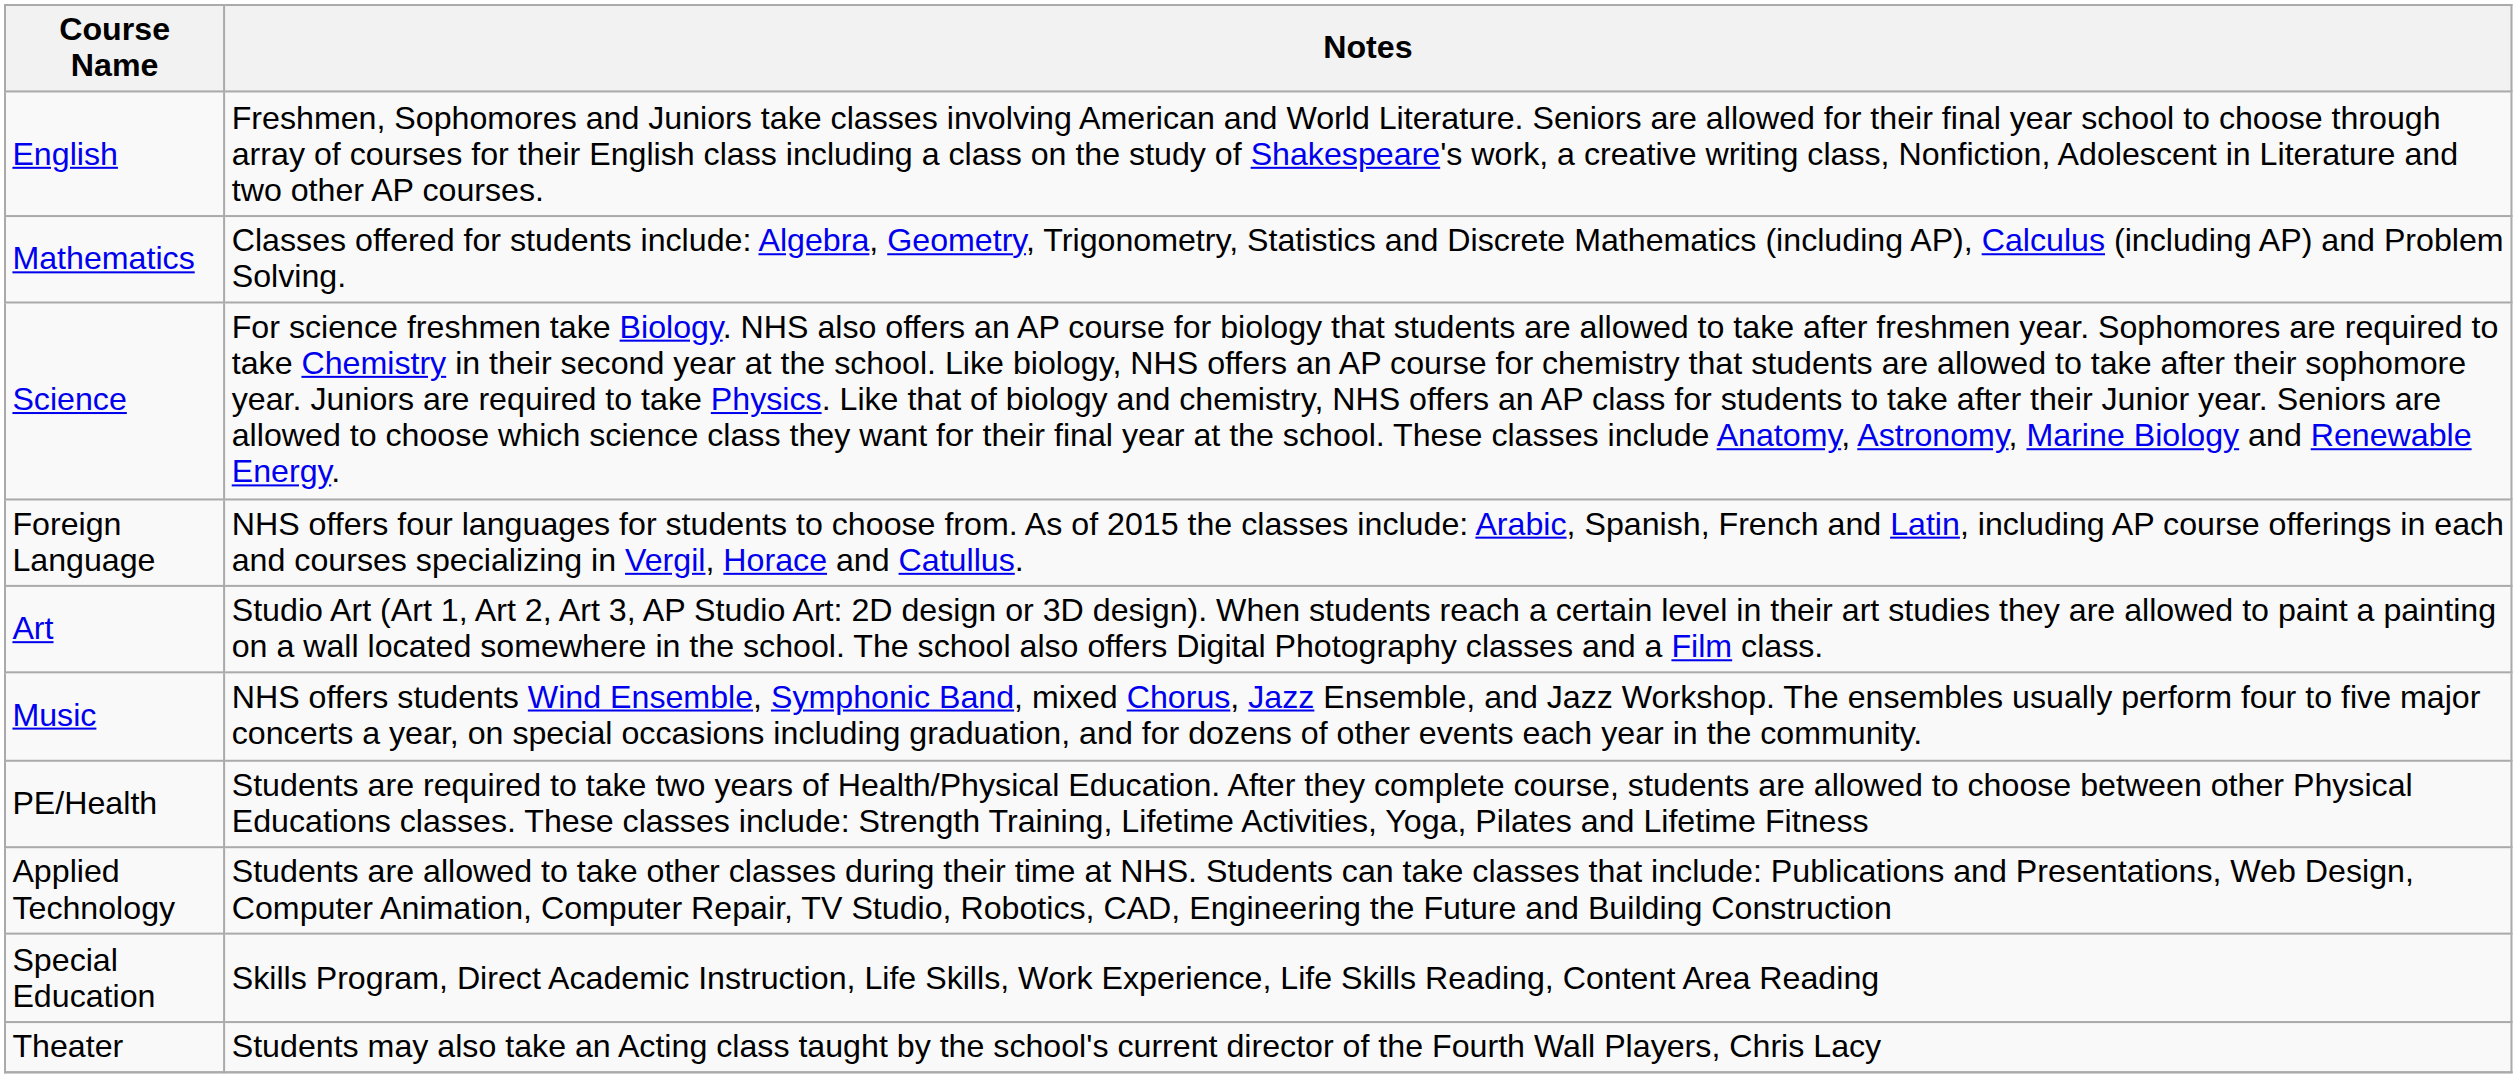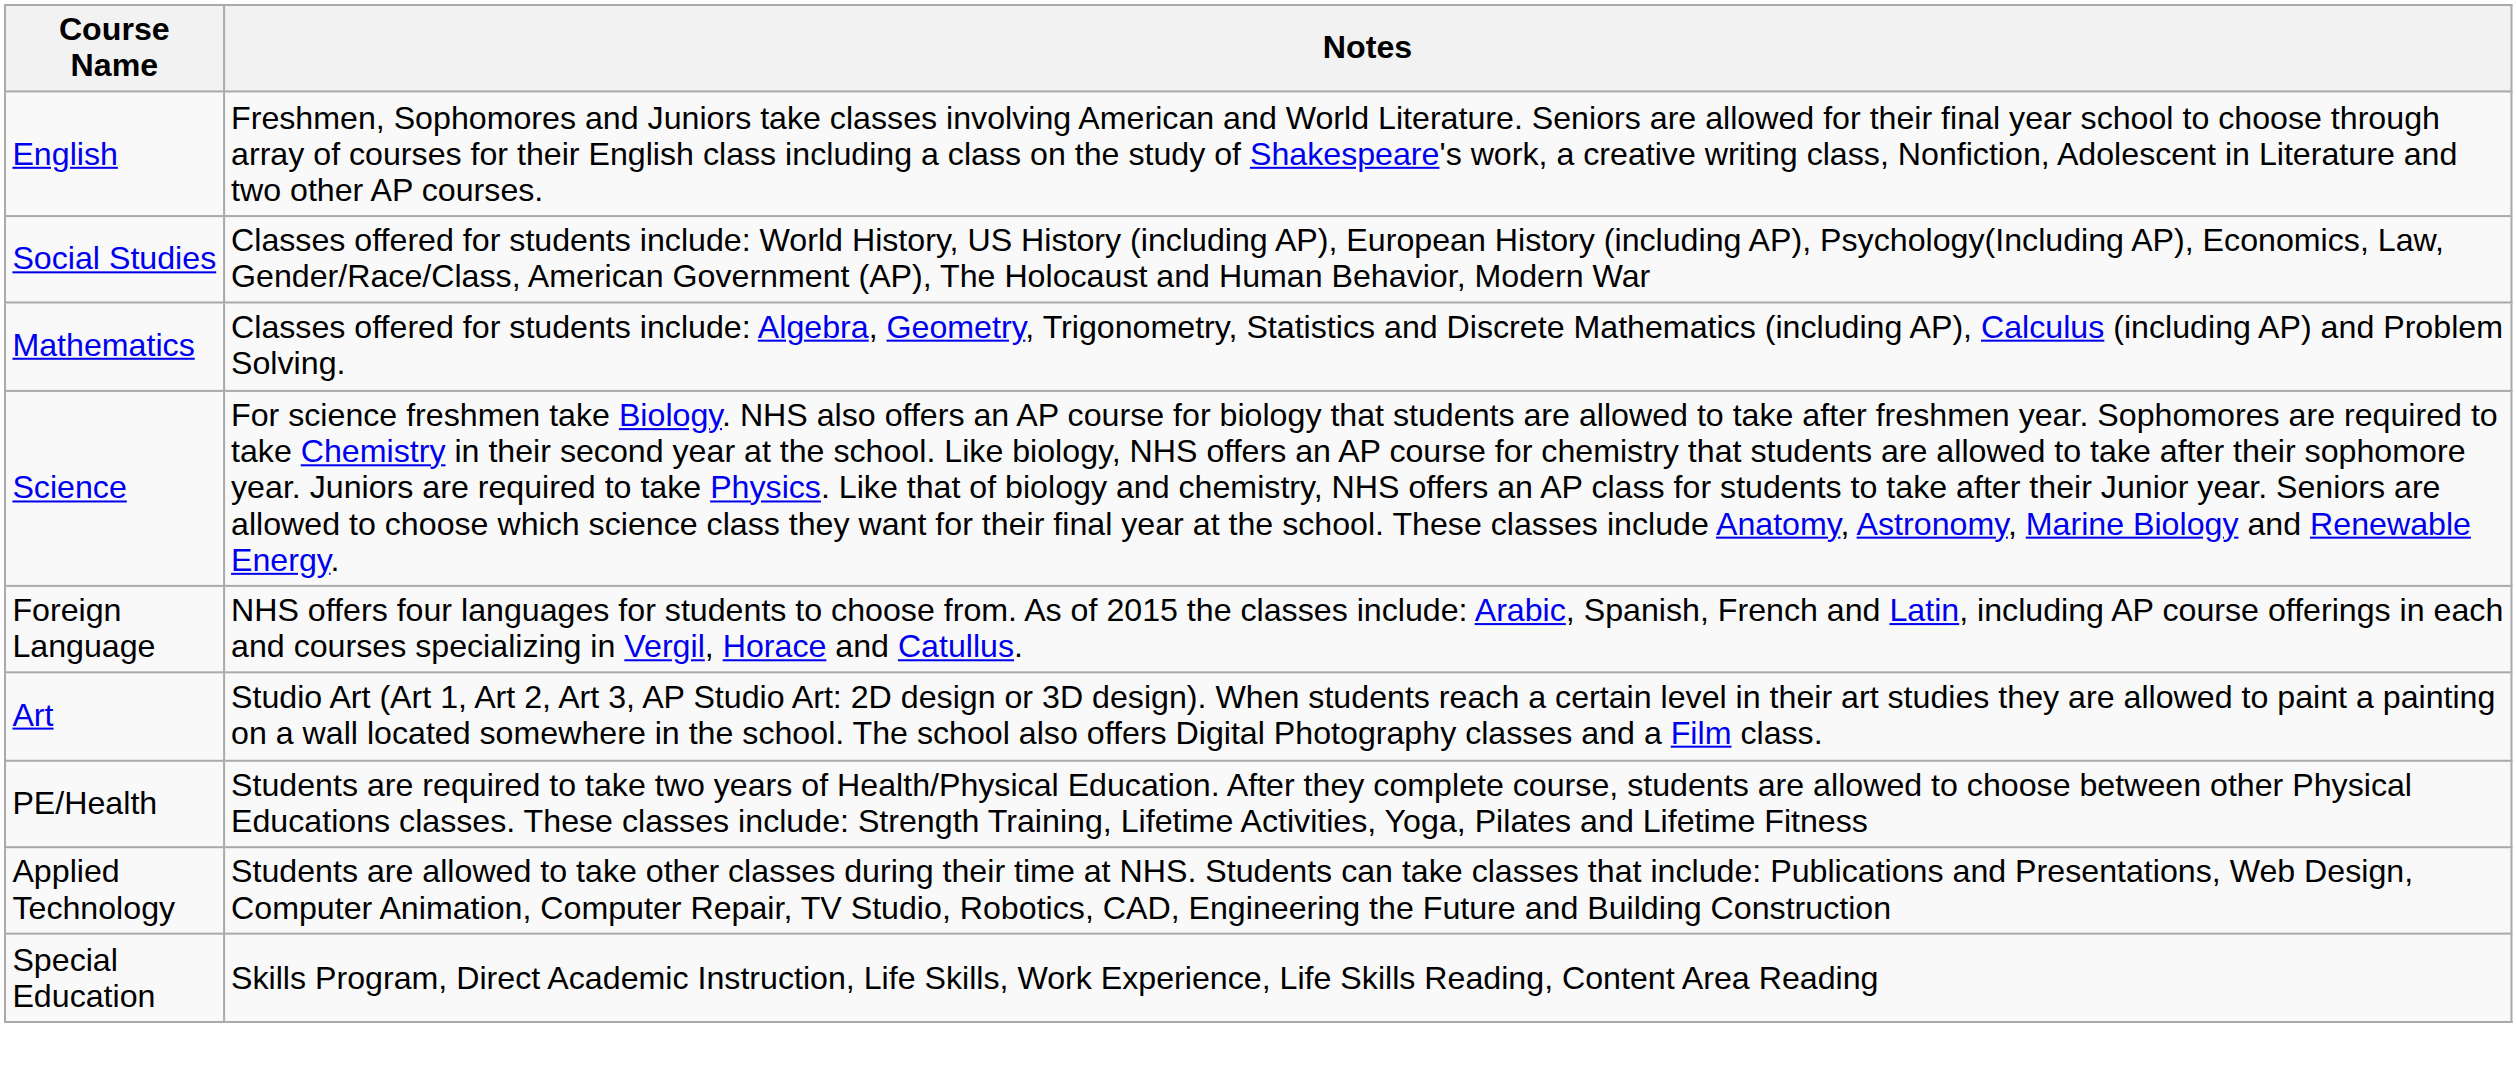+ row: (114, 258)
- row: (54, 715)
- row: (68, 1046)
